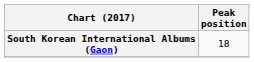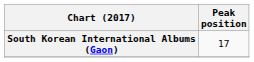(224, 44) 18 -> (224, 44) 17
